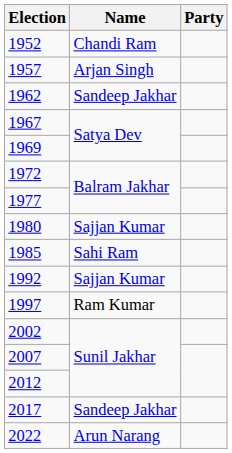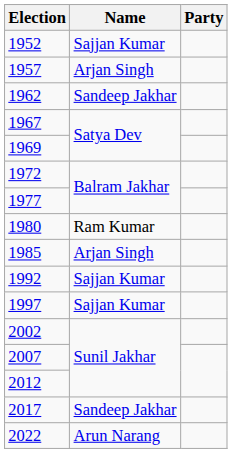(115, 43) Chandi Ram -> (119, 43) Sajjan Kumar
(119, 226) Sajjan Kumar -> (114, 226) Ram Kumar
(106, 252) Sahi Ram -> (114, 252) Arjan Singh
(114, 305) Ram Kumar -> (119, 305) Sajjan Kumar
